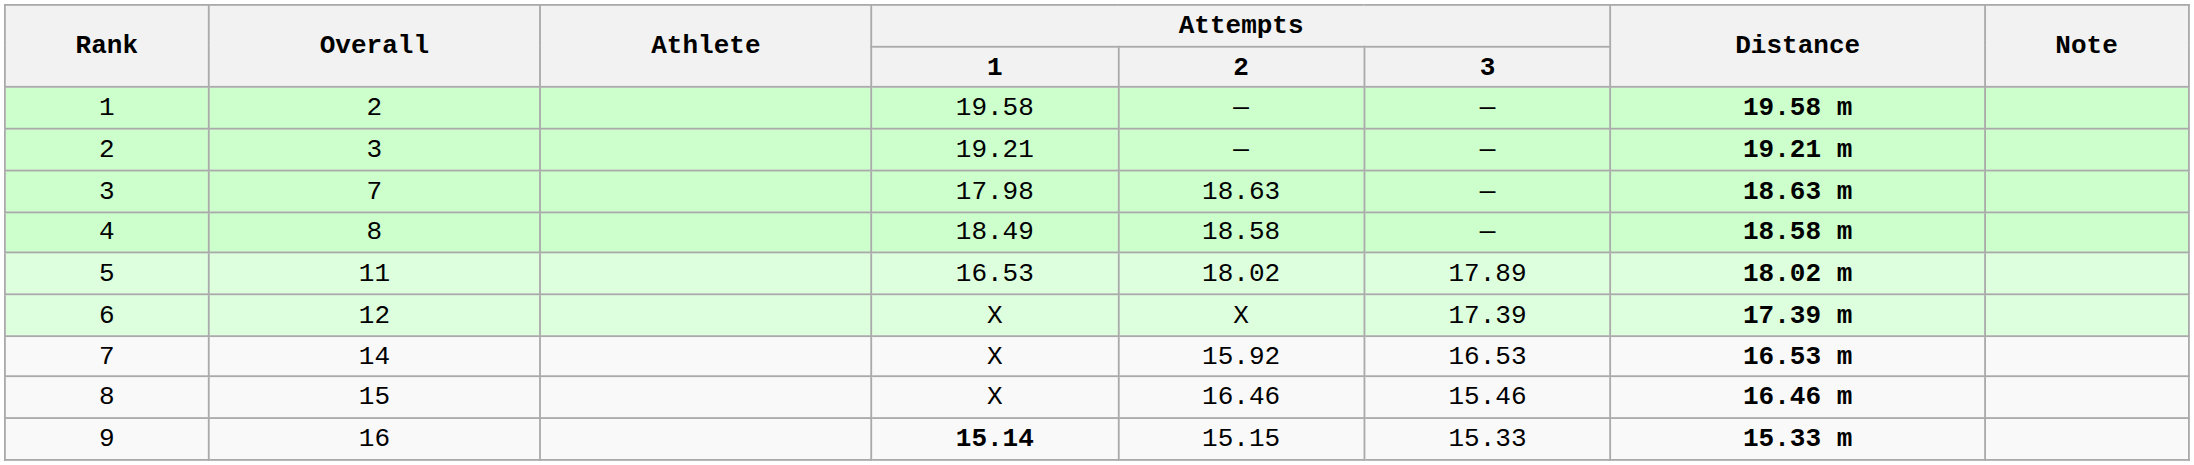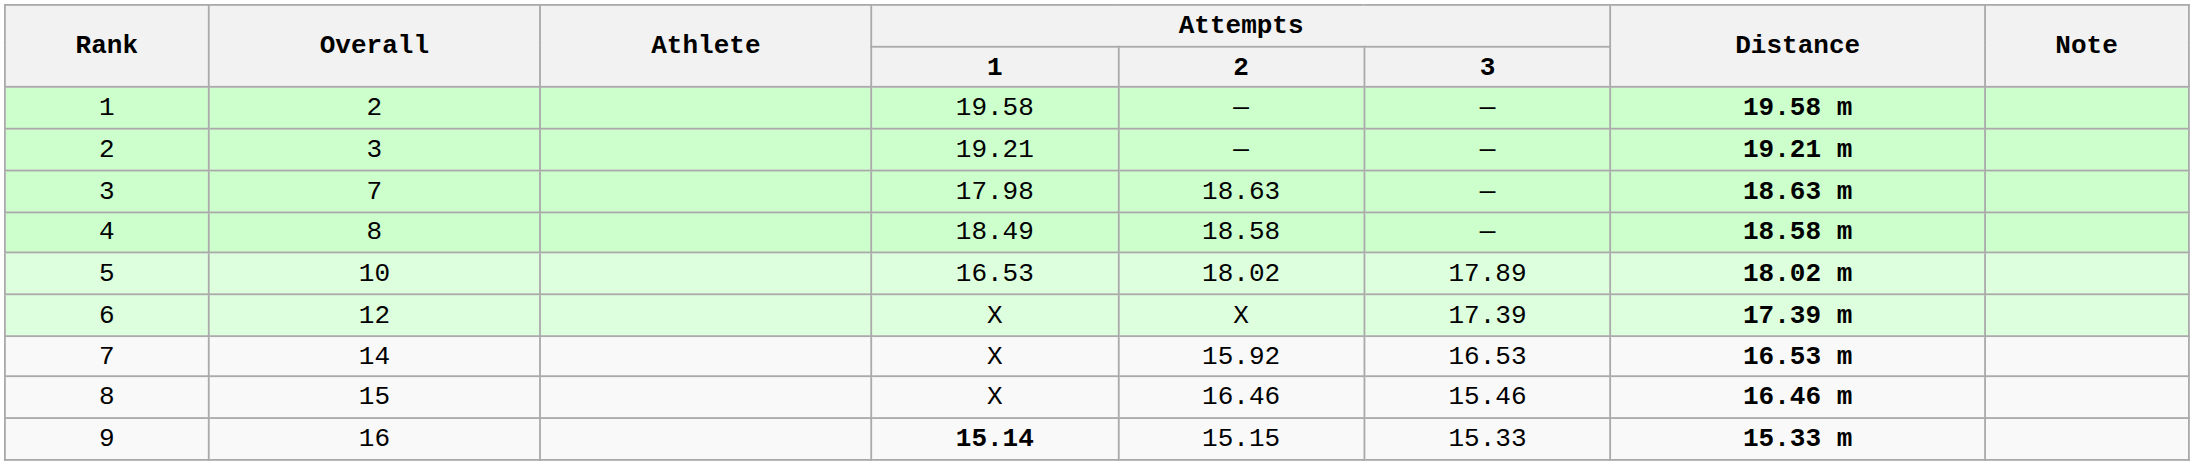(374, 274) 11 -> (374, 274) 10
